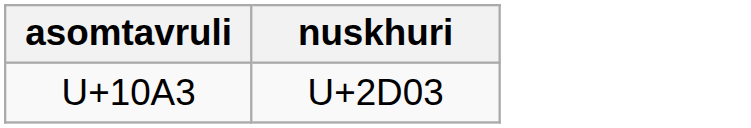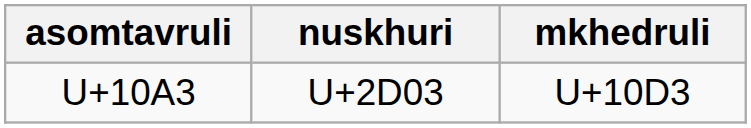+ column: (623, 33)
